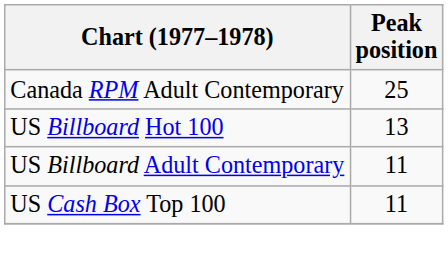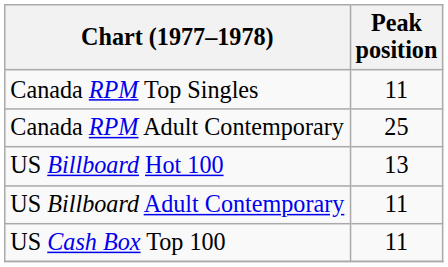+ row: (134, 89)
